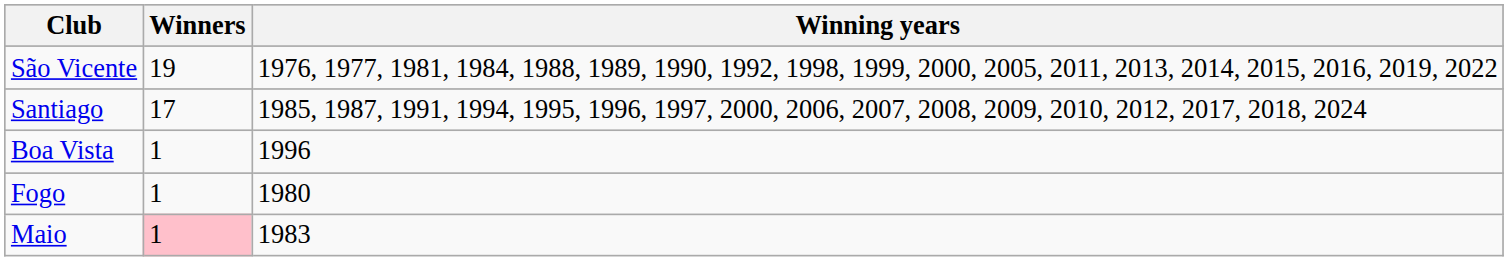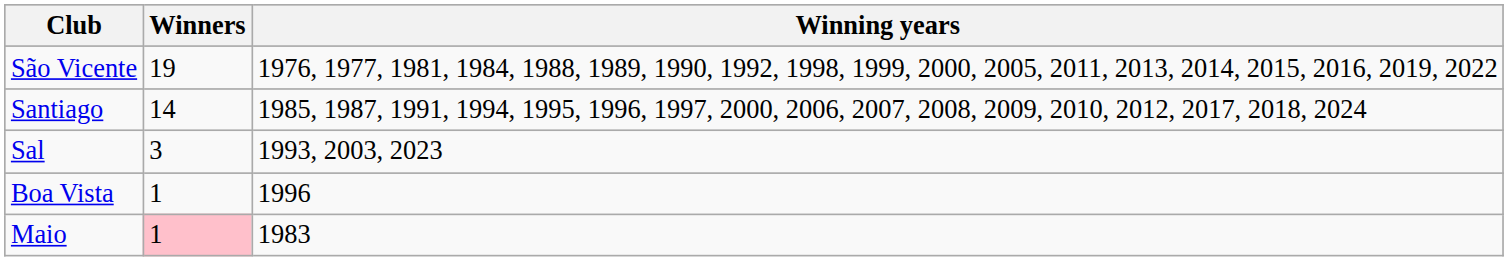(163, 109) 17 -> (163, 109) 14
+ row: (28, 151)
- row: (38, 192)
